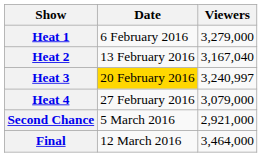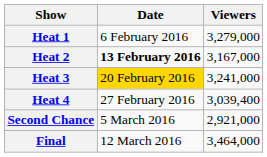(148, 57) normal -> (150, 57) bold
(227, 57) 3,167,040 -> (233, 57) 3,167,000
(227, 78) 3,240,997 -> (233, 78) 3,241,000
(227, 99) 3,079,000 -> (233, 99) 3,039,400
